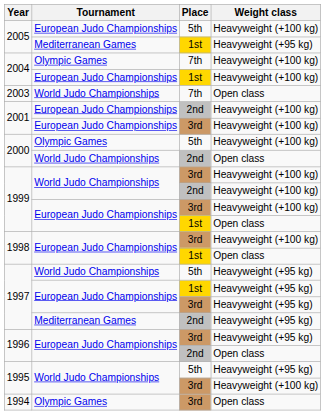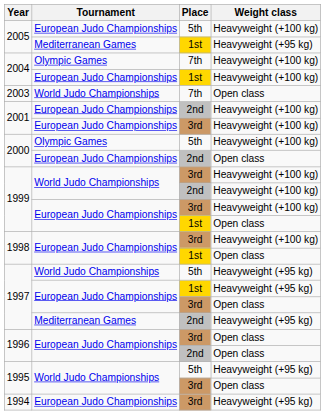(97, 158) World Judo Championships -> (106, 158) European Judo Championships
(263, 304) Heavyweight (+95 kg) -> (239, 304) Open class
(263, 337) Heavyweight (+95 kg) -> (239, 337) Open class
(266, 386) Heavyweight (+100 kg) -> (239, 386) Open class
(71, 402) Olympic Games -> (106, 402) European Judo Championships
(239, 402) Open class -> (263, 402) Heavyweight (+95 kg)
